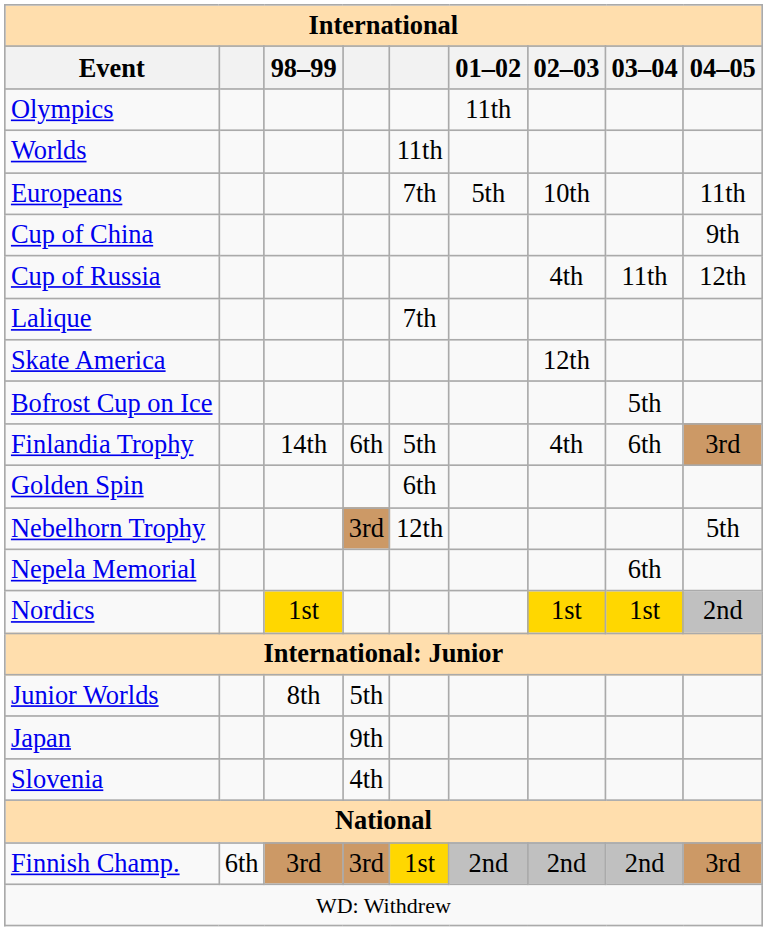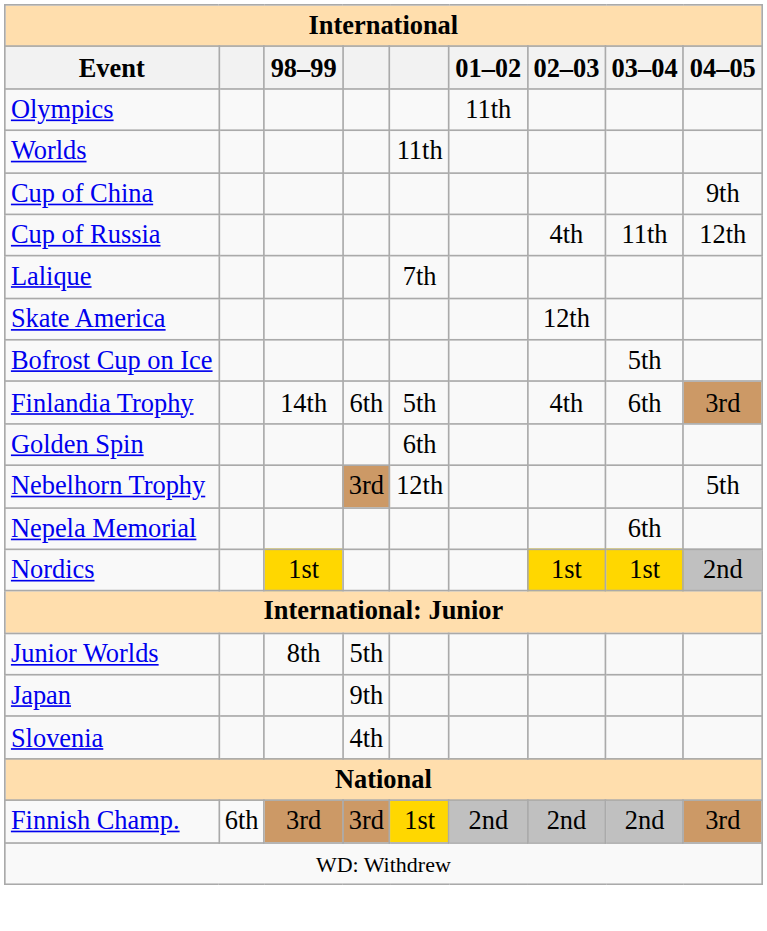- row: (67, 192)
